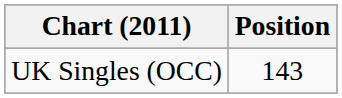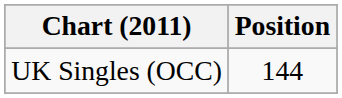(282, 70) 143 -> (282, 70) 144
